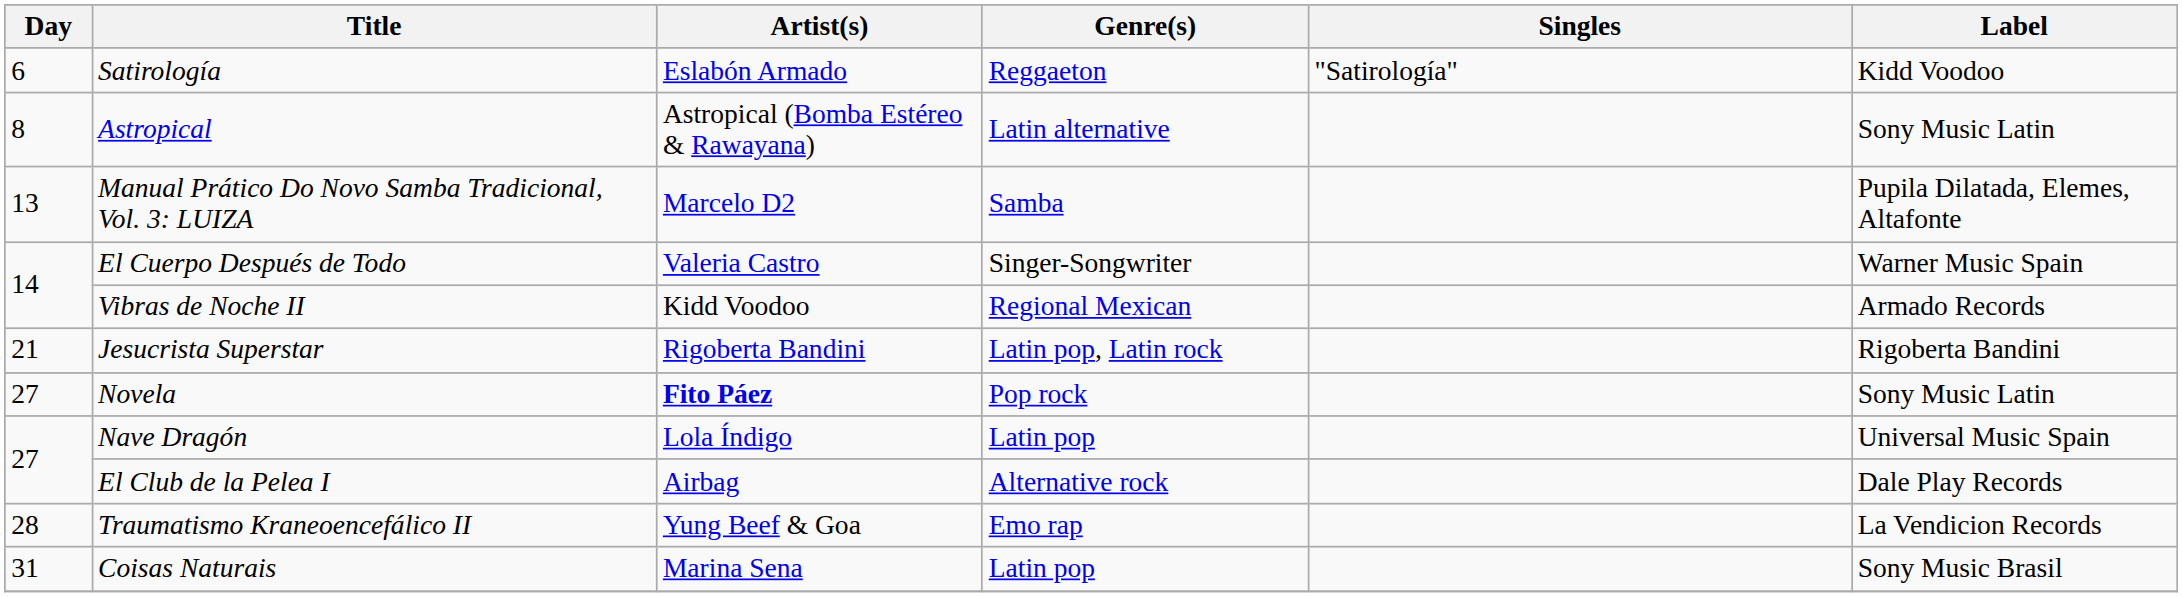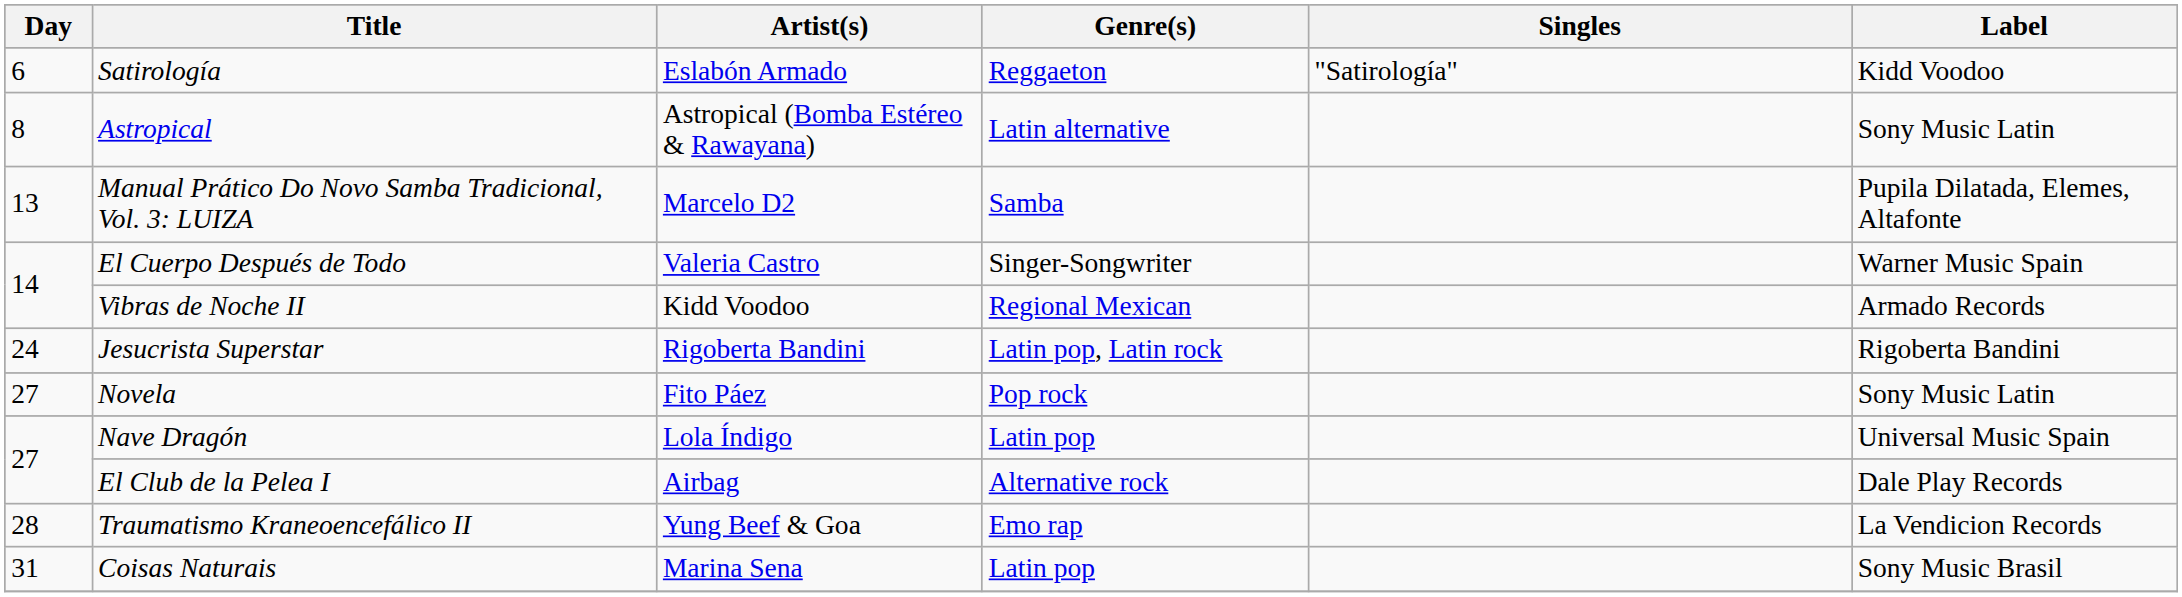(25, 350) 21 -> (25, 350) 24
(718, 393) bold -> (714, 393) normal
